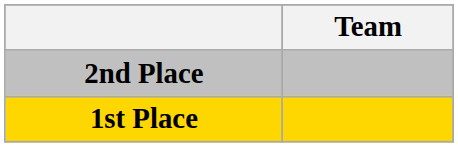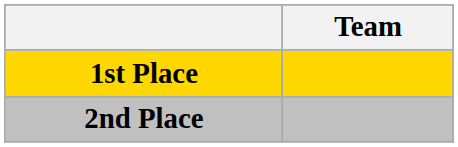rows swapped: (144, 118) <-> (144, 73)
